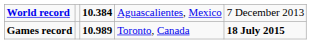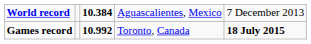(97, 30) 10.989 -> (97, 30) 10.992
